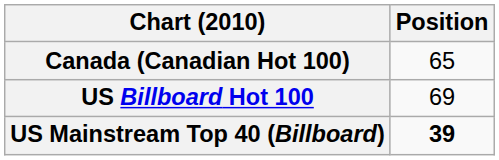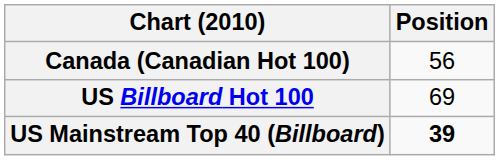(442, 60) 65 -> (442, 60) 56
